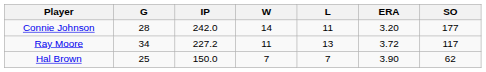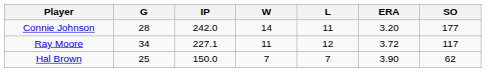(205, 43) 227.2 -> (205, 43) 227.1
(328, 43) 13 -> (328, 43) 12
